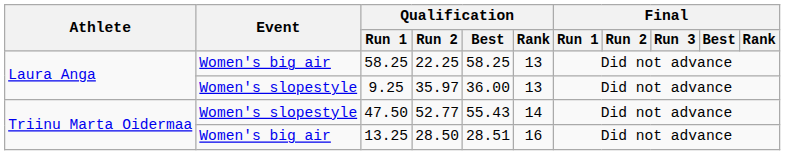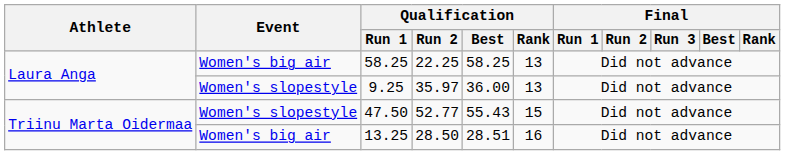(534, 112) 14 -> (534, 112) 15
